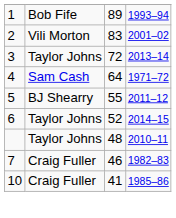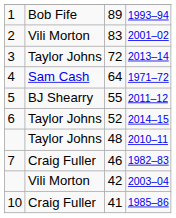+ row: (115, 181)
